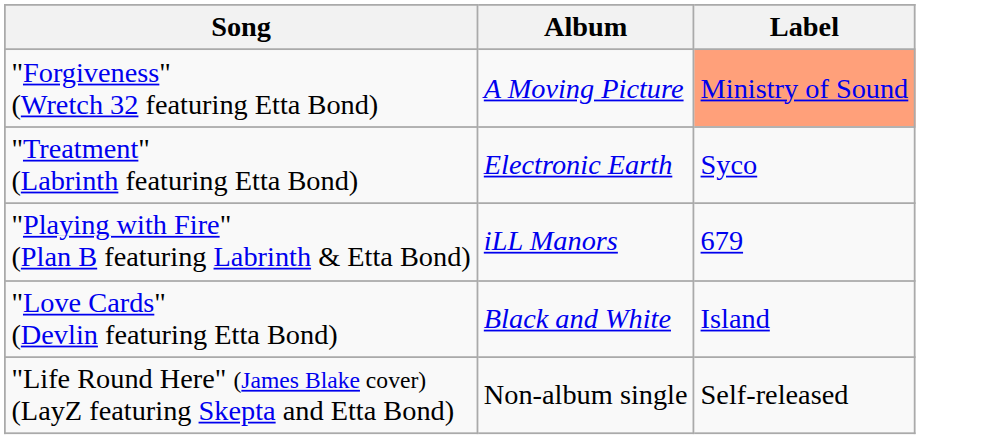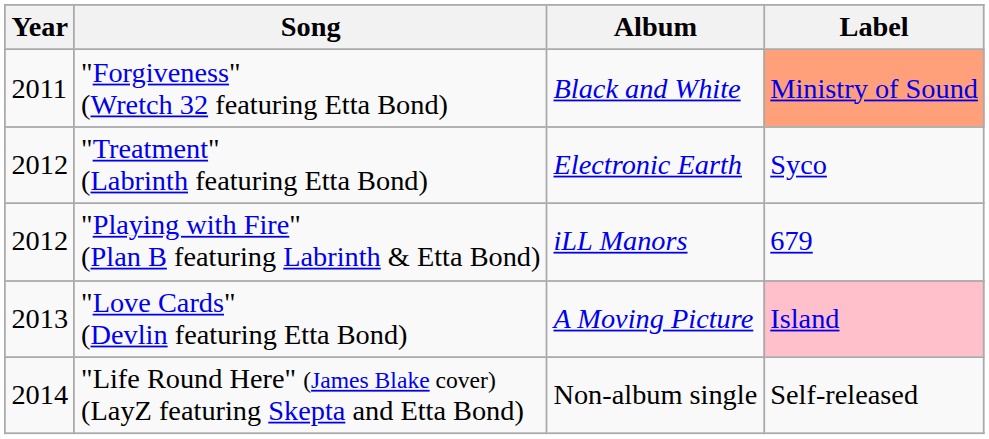+ column: (40, 26)
(584, 87) A Moving Picture -> (647, 87) Black and White
(577, 318) Black and White -> (653, 318) A Moving Picture
(735, 318) no background -> (805, 318) pink background
